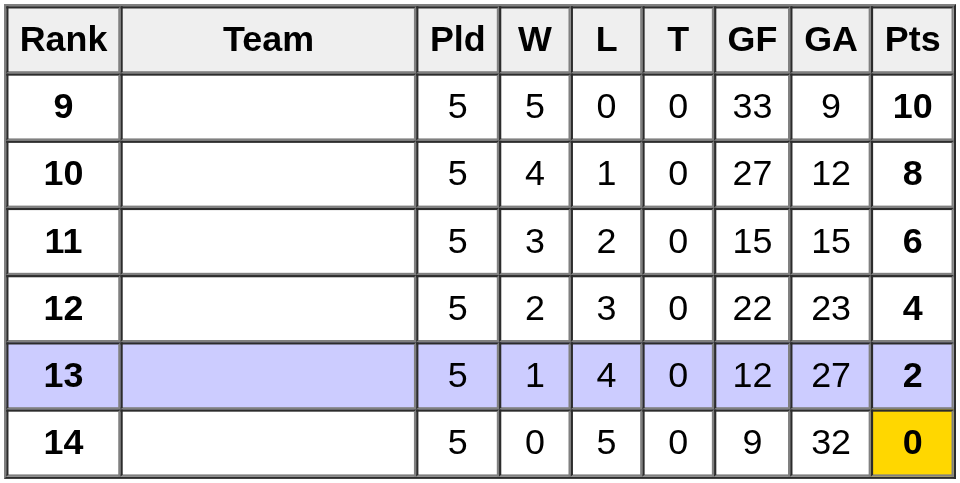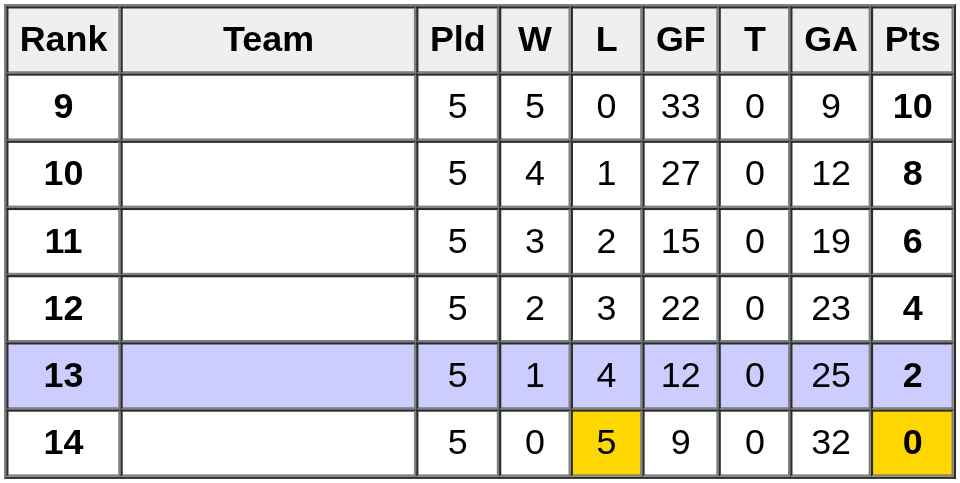columns swapped: (678, 39) <-> (752, 39)
(831, 240) 15 -> (831, 240) 19
(831, 375) 27 -> (831, 375) 25
(607, 442) no background -> (607, 442) gold background
